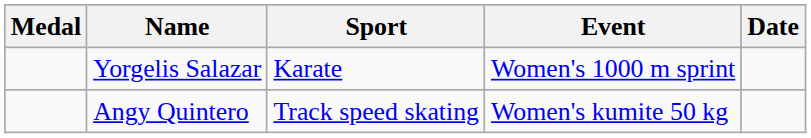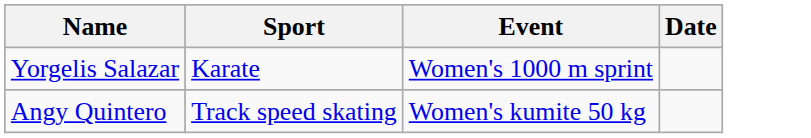- column: (46, 25)
